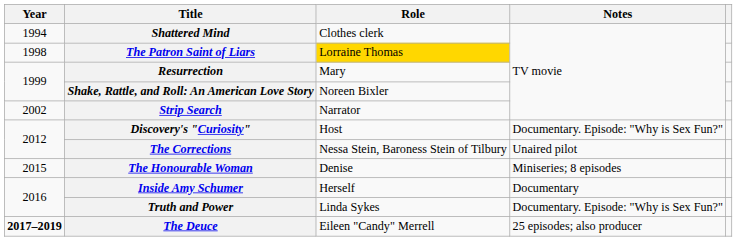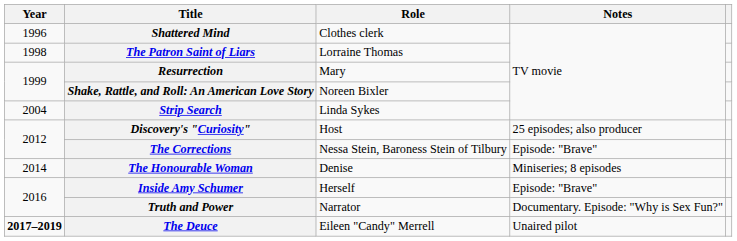(35, 33) 1994 -> (35, 33) 1996
(361, 52) gold background -> (361, 52) no background
(35, 110) 2002 -> (35, 110) 2004
(340, 110) Narrator -> (349, 110) Linda Sykes
(618, 129) Documentary. Episode: "Why is Sex Fun?" -> (577, 129) 25 episodes; also producer
(545, 149) Unaired pilot -> (555, 149) Episode: "Brave"
(35, 168) 2015 -> (35, 168) 2014
(546, 187) Documentary -> (555, 187) Episode: "Brave"
(349, 206) Linda Sykes -> (340, 206) Narrator
(577, 226) 25 episodes; also producer -> (545, 226) Unaired pilot
